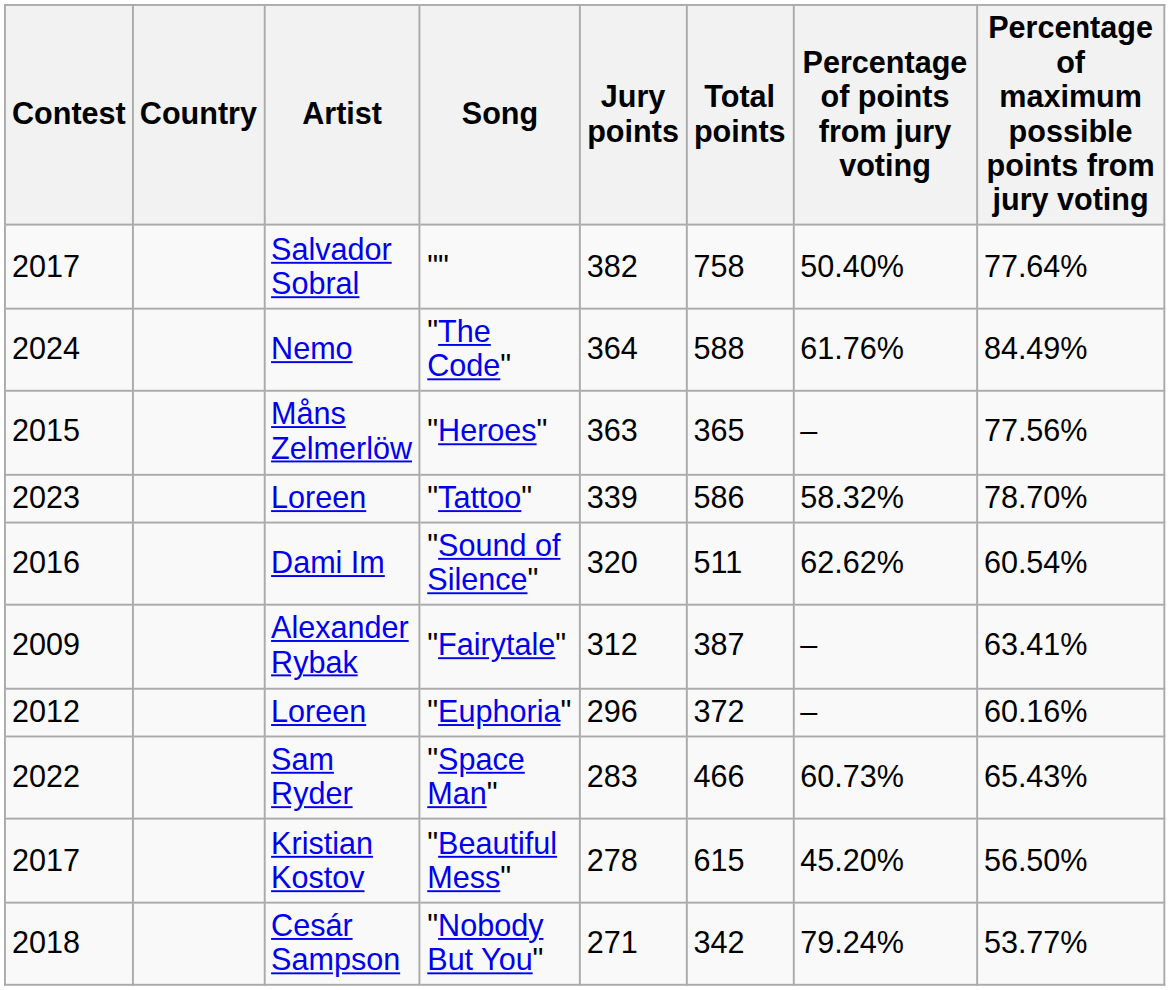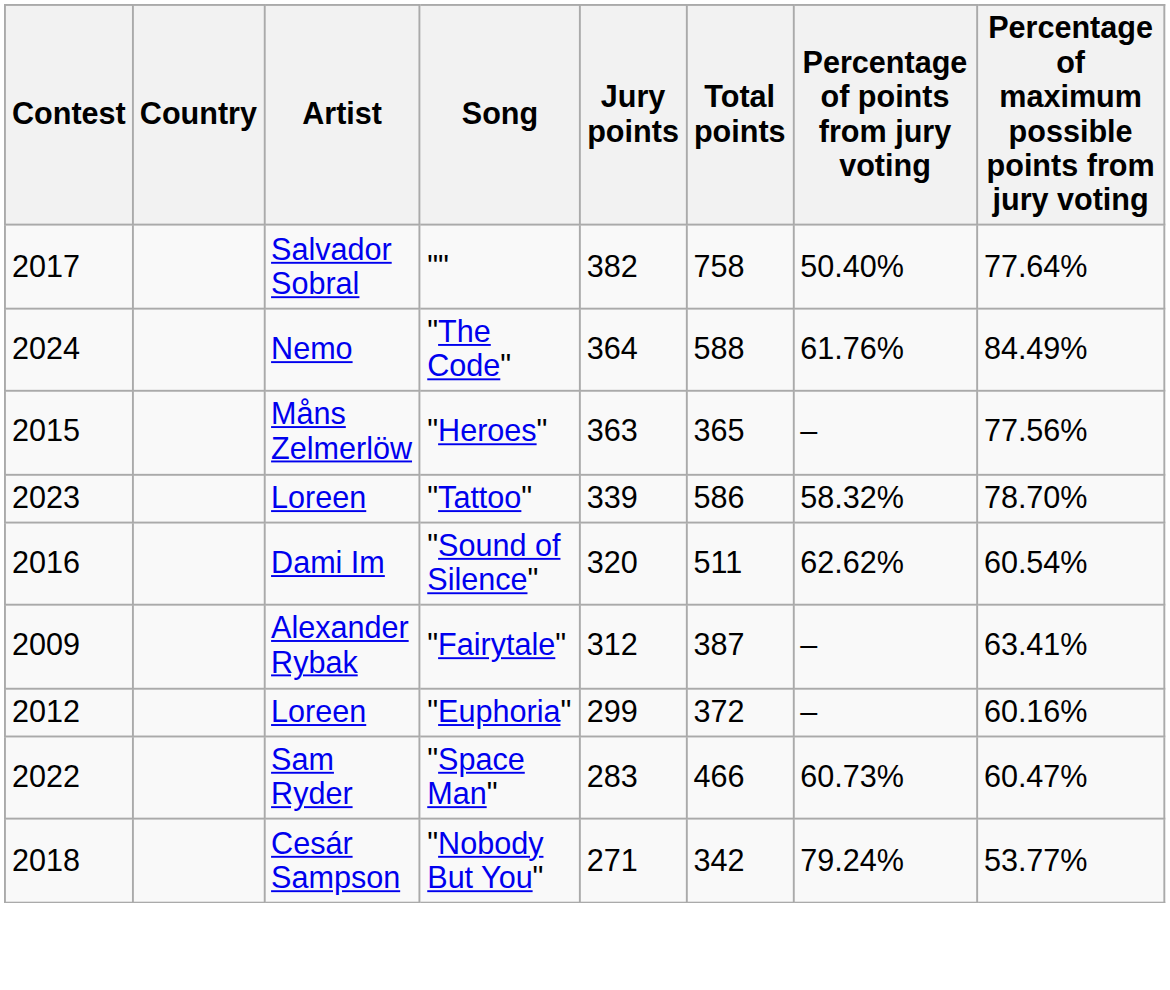(612, 711) 296 -> (612, 711) 299
(1036, 777) 65.43% -> (1036, 777) 60.47%
- row: (492, 860)
